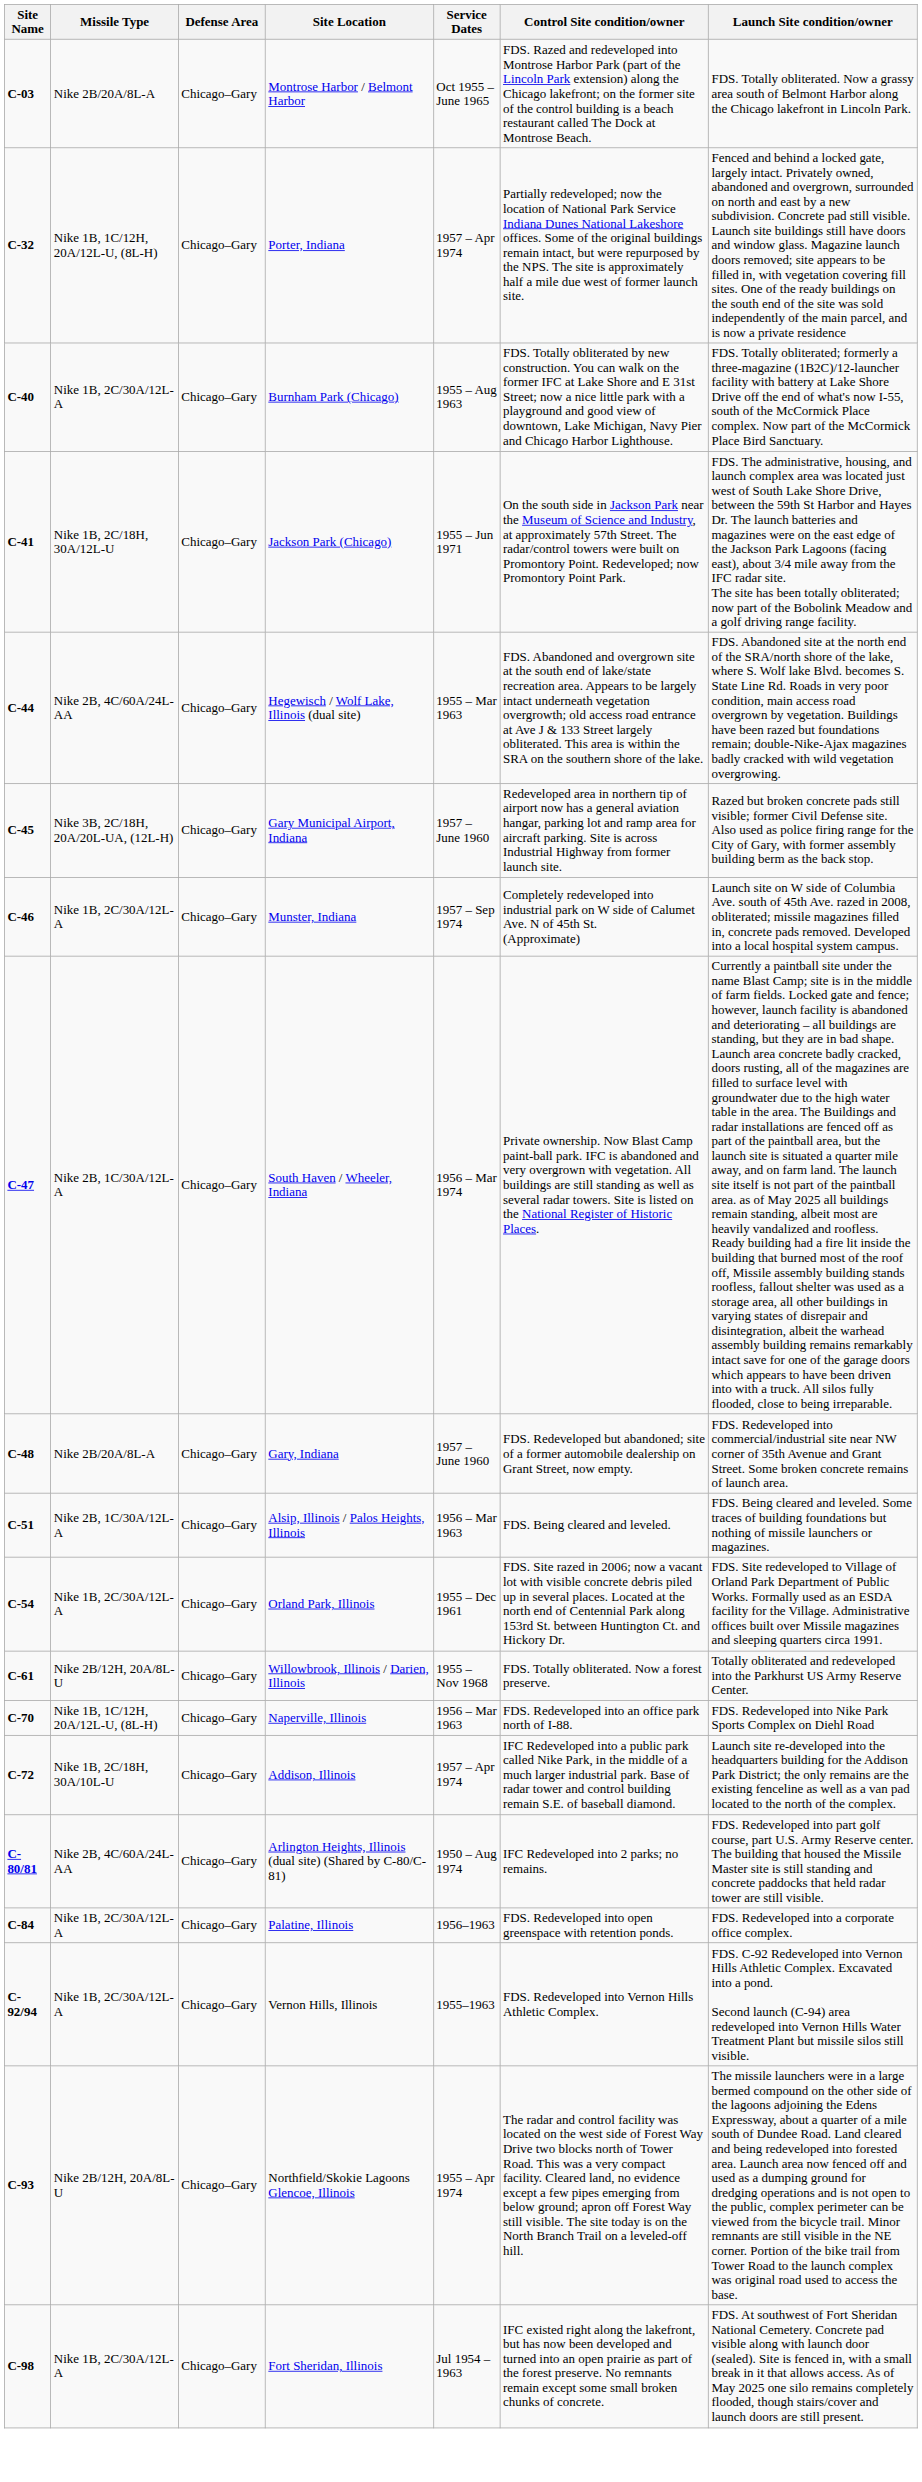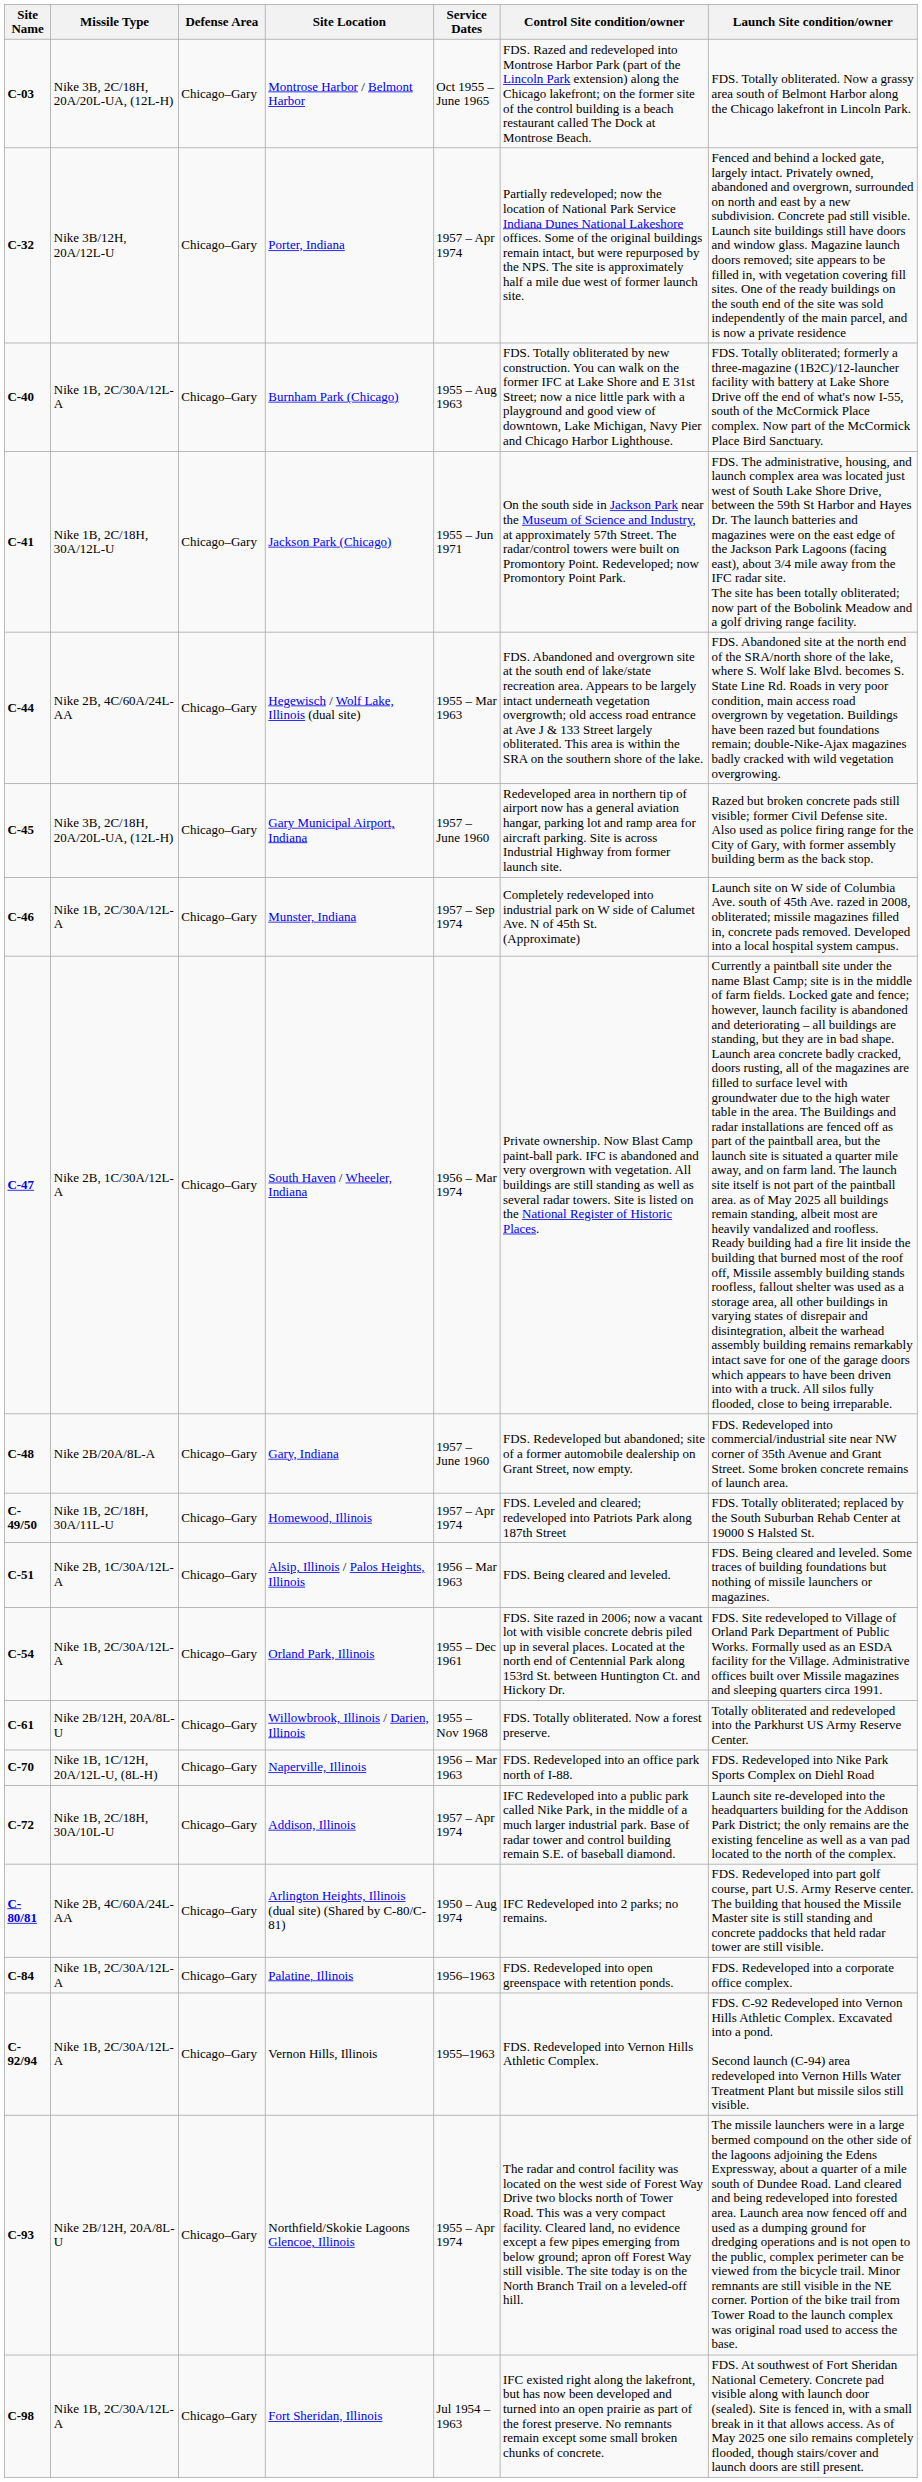(104, 93) Nike 2B/20A/8L-A -> (114, 93) Nike 3B, 2C/18H, 20A/20L-UA, (12L-H)
(106, 245) Nike 1B, 1C/12H, 20A/12L-U, (8L-H) -> (90, 245) Nike 3B/12H, 20A/12L-U
+ row: (320, 1517)
